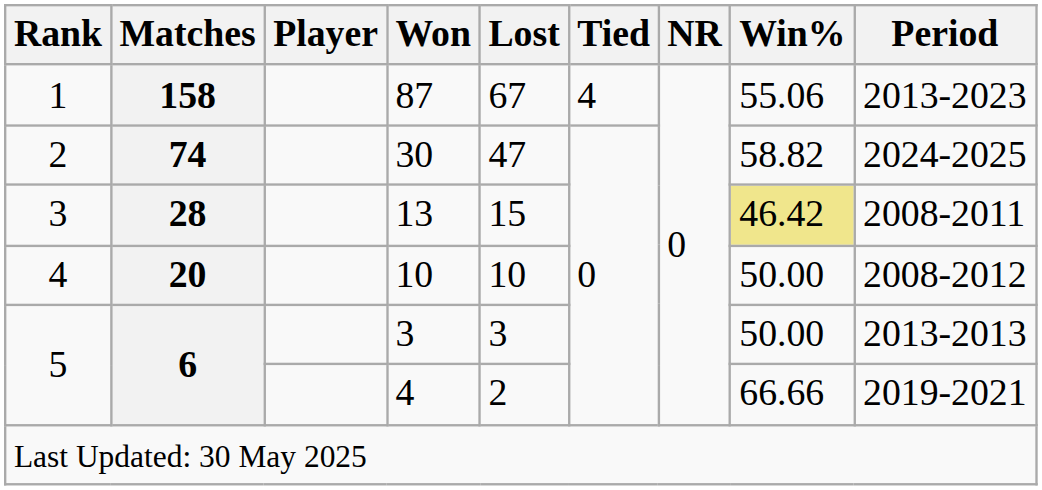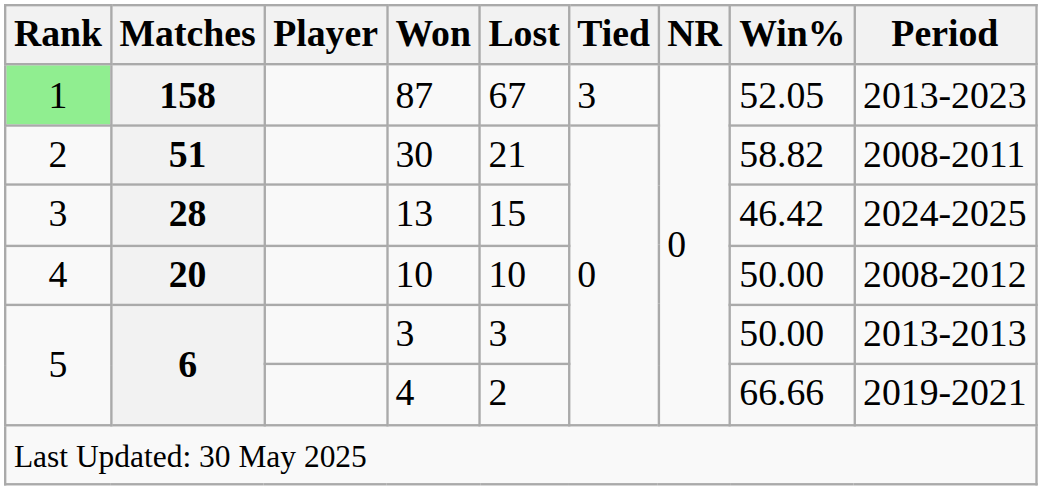(58, 94) no background -> (58, 94) lightgreen background
(587, 94) 4 -> (587, 94) 3
(782, 94) 55.06 -> (782, 94) 52.05
(188, 154) 74 -> (188, 154) 51
(507, 154) 47 -> (507, 154) 21
(945, 154) 2024-2025 -> (944, 154) 2008-2011
(782, 214) khaki background -> (782, 214) no background
(944, 214) 2008-2011 -> (945, 214) 2024-2025
